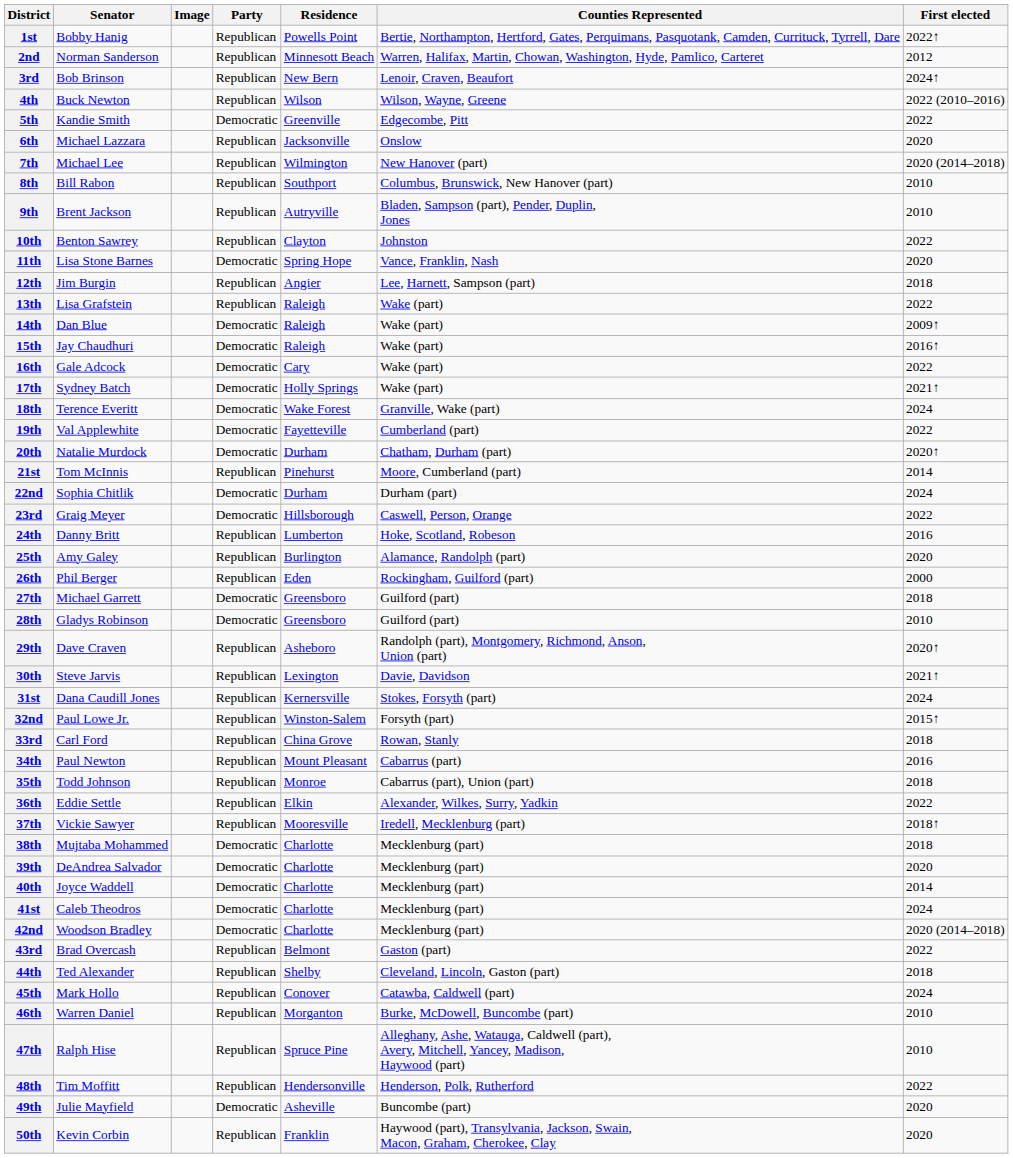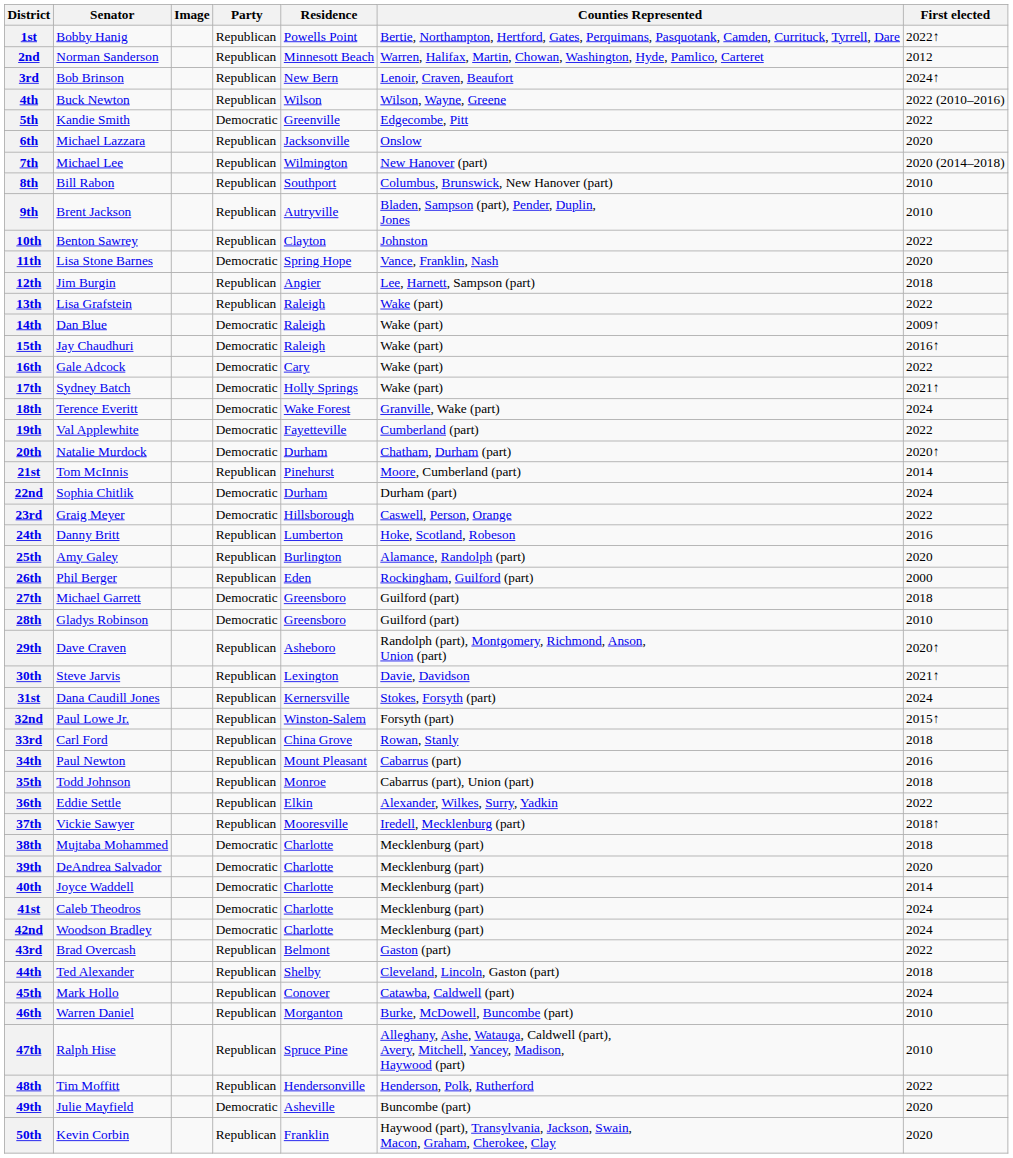(955, 929) 2020 (2014–2018) -> (919, 929) 2024
